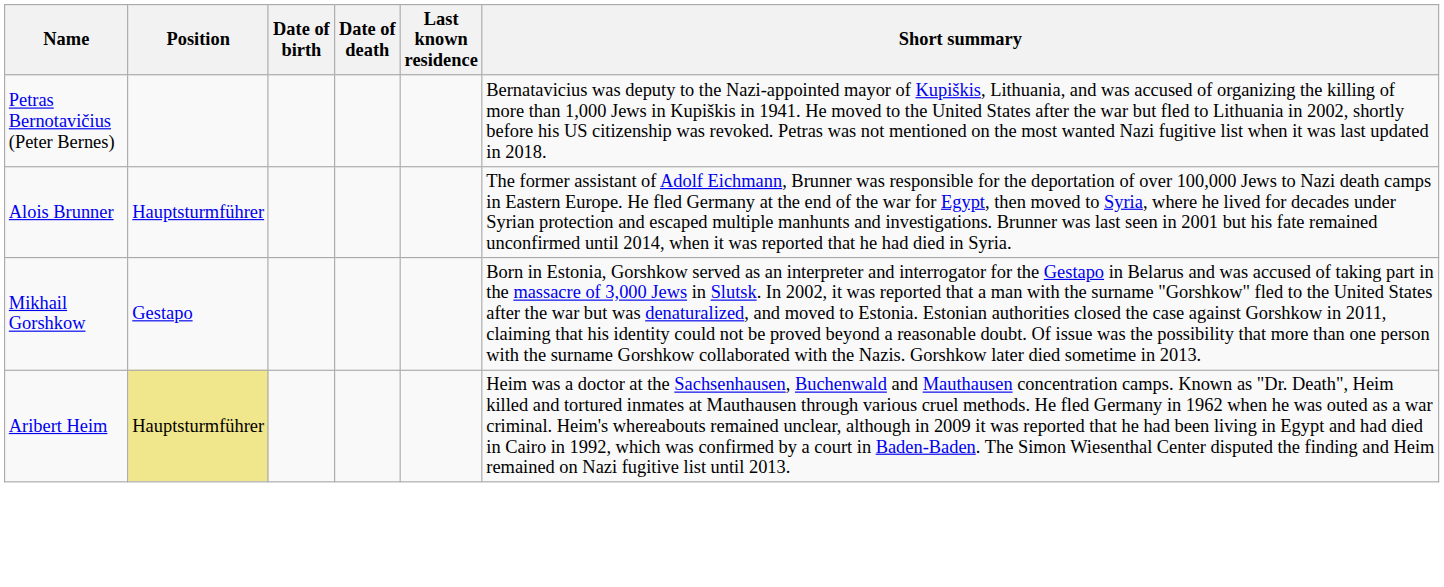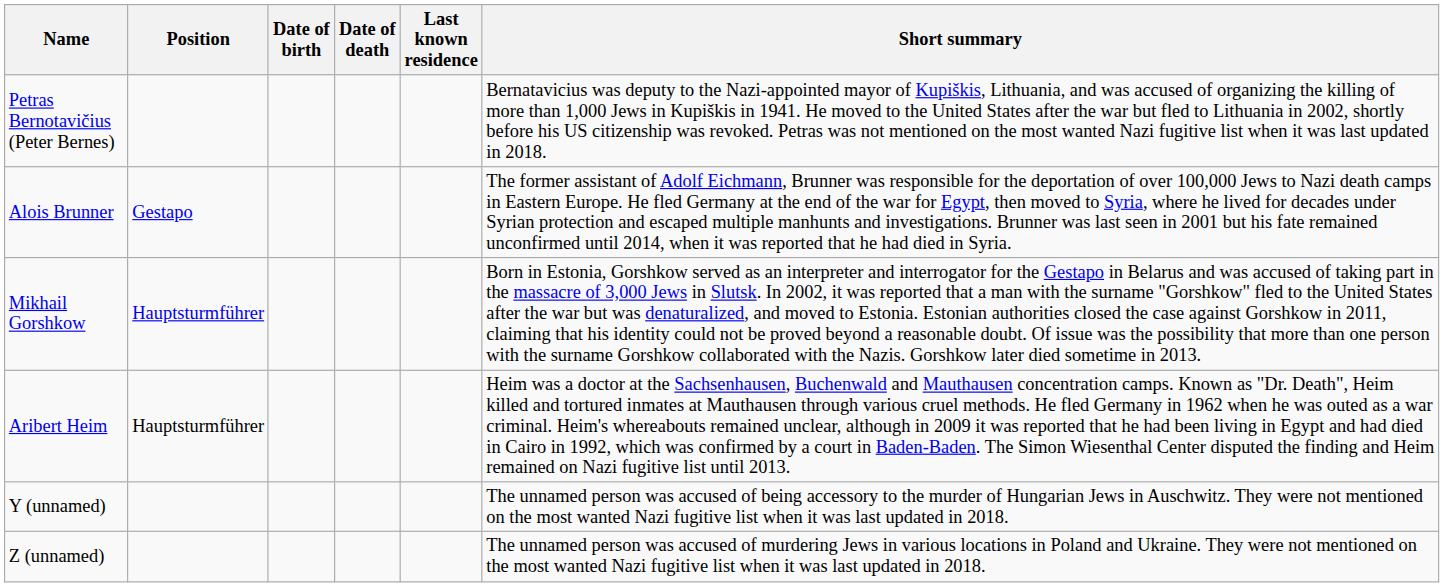(198, 212) Hauptsturmführer -> (162, 212) Gestapo
(162, 313) Gestapo -> (198, 313) Hauptsturmführer
(198, 425) khaki background -> (198, 425) no background
+ row: (57, 506)
+ row: (57, 556)
